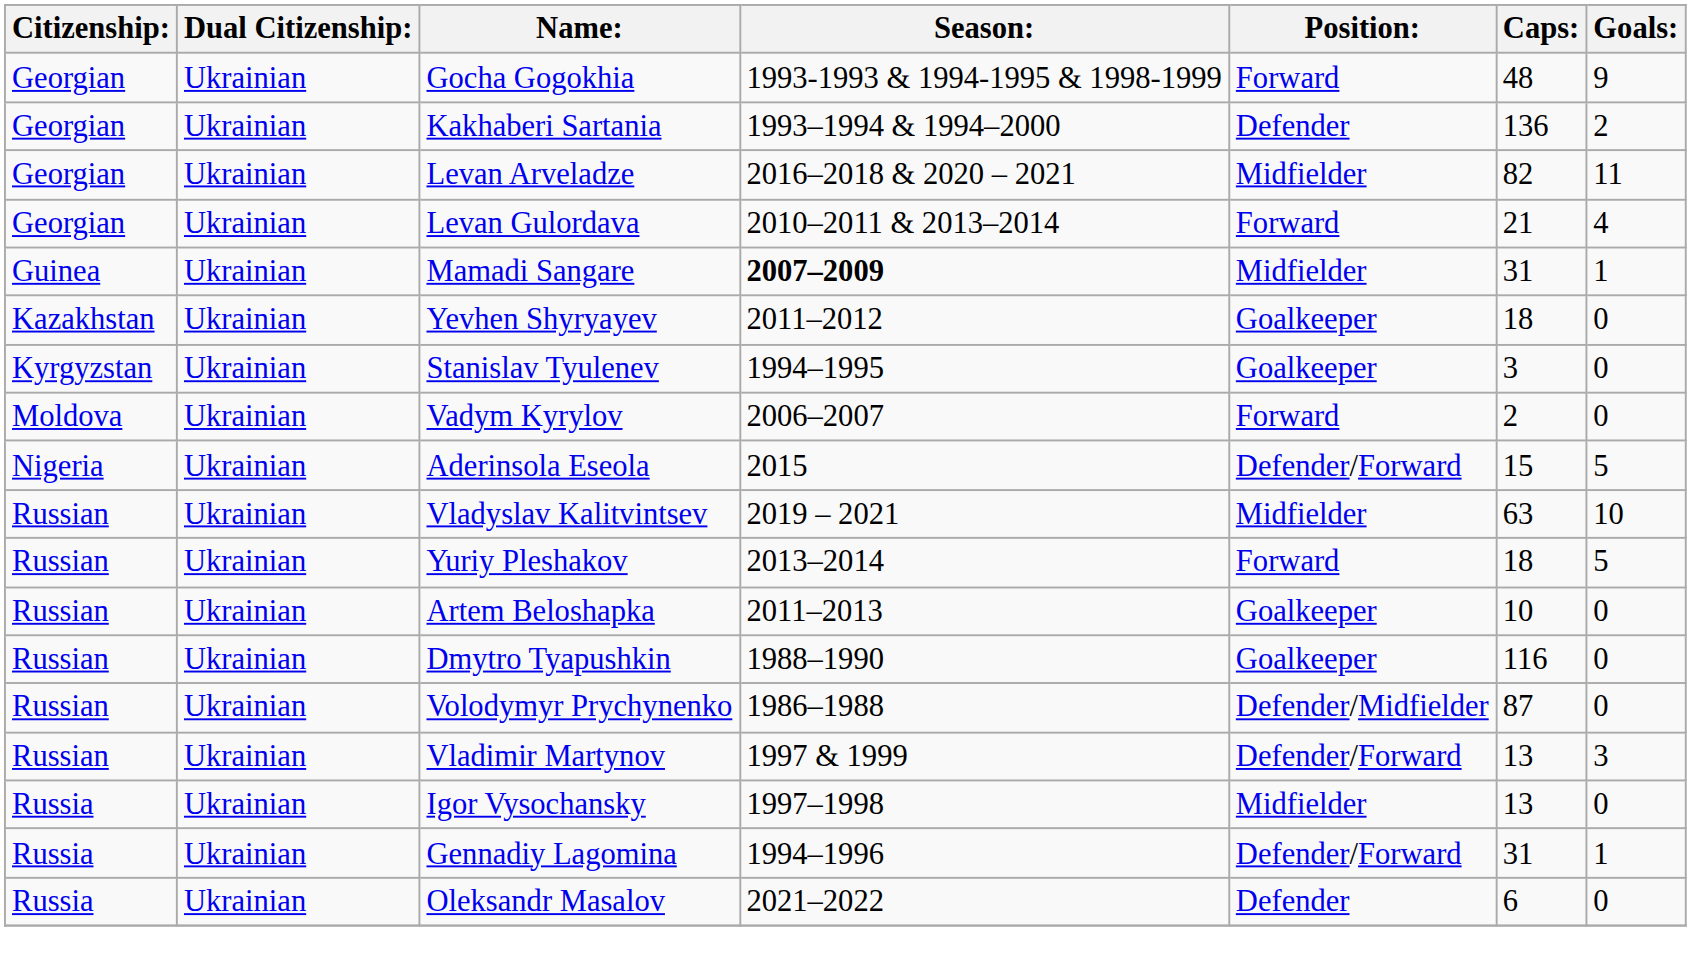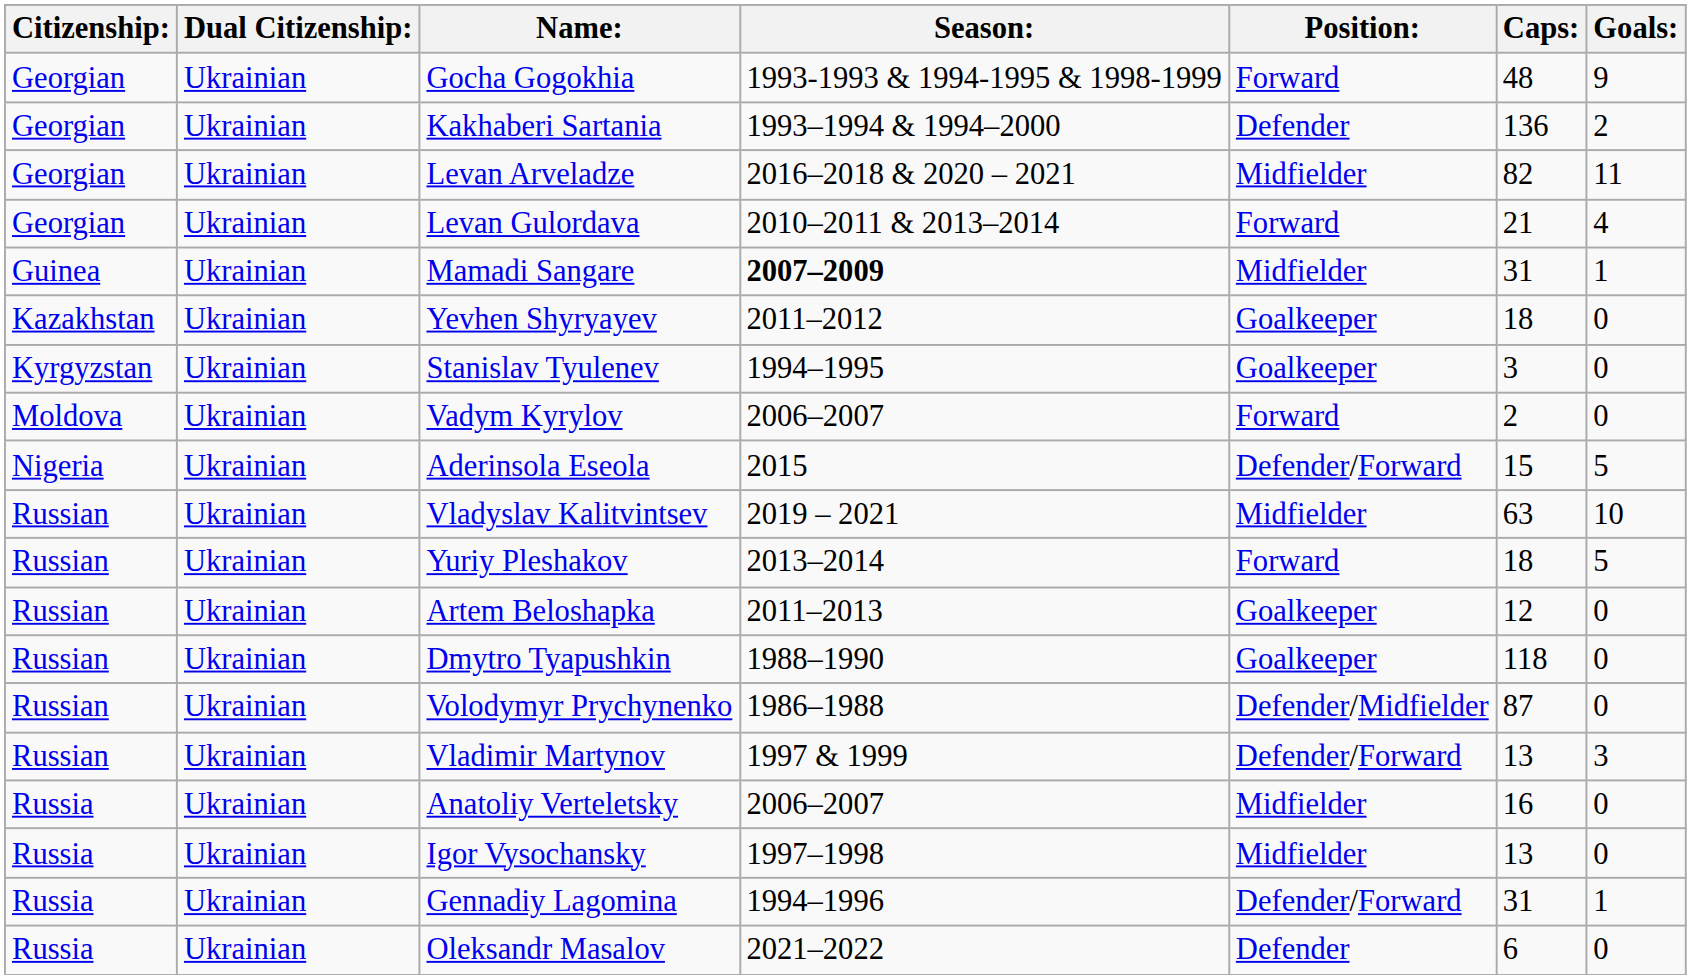(1518, 610) 10 -> (1518, 610) 12
(1525, 658) 116 -> (1525, 658) 118
+ row: (552, 804)
